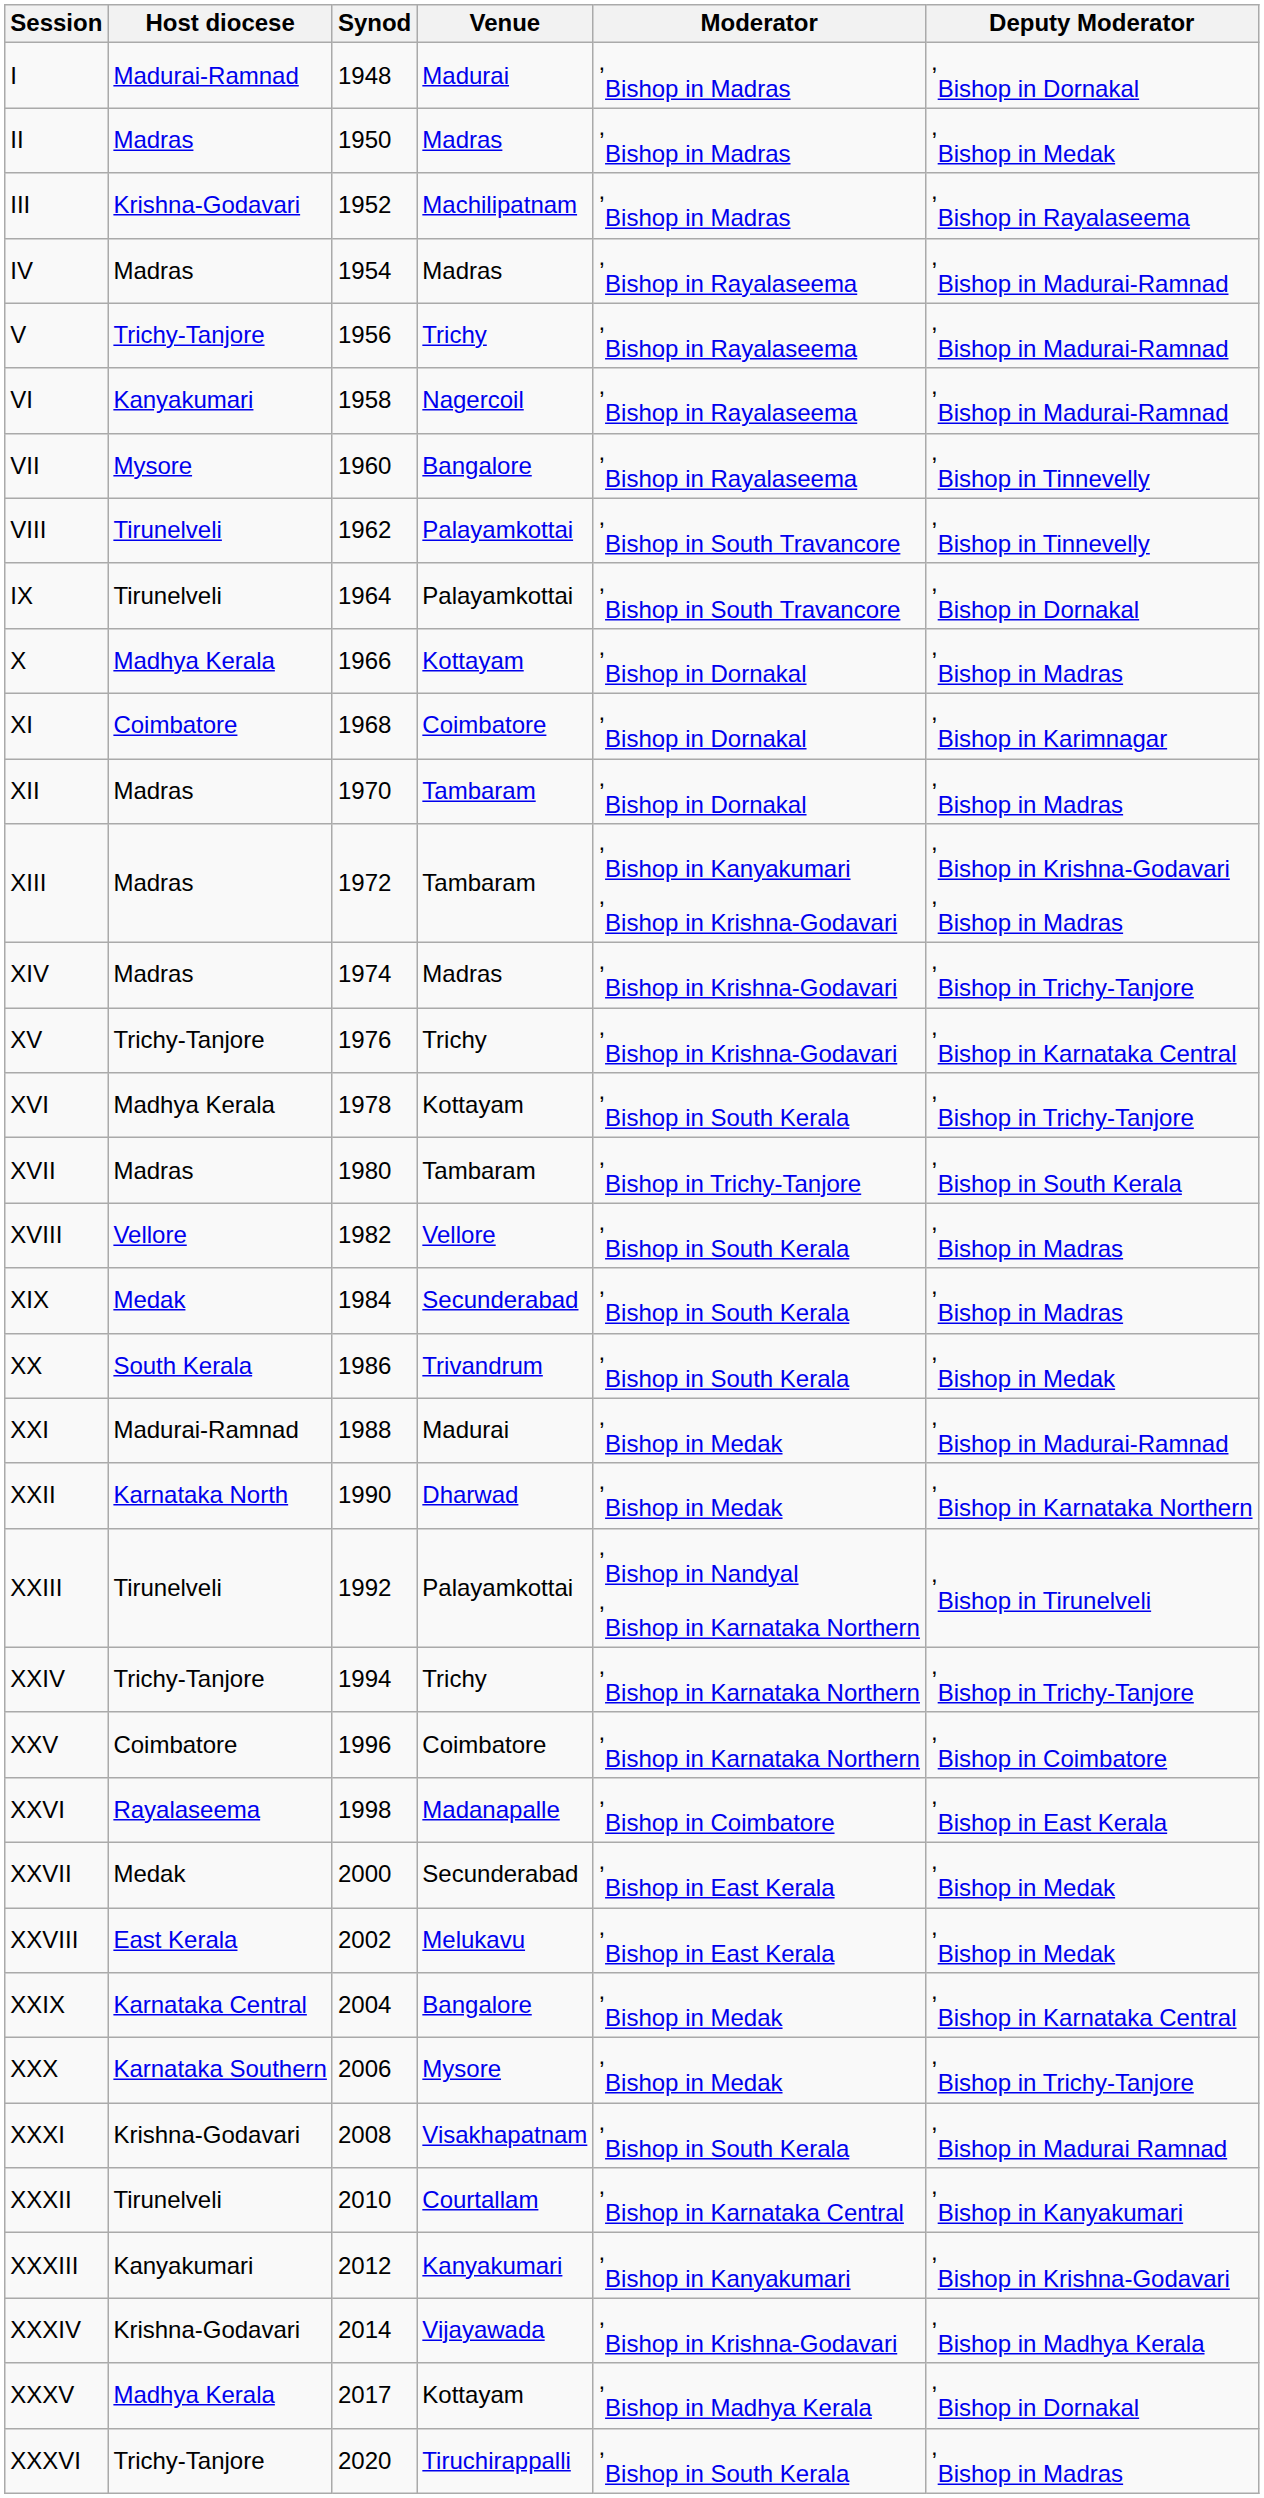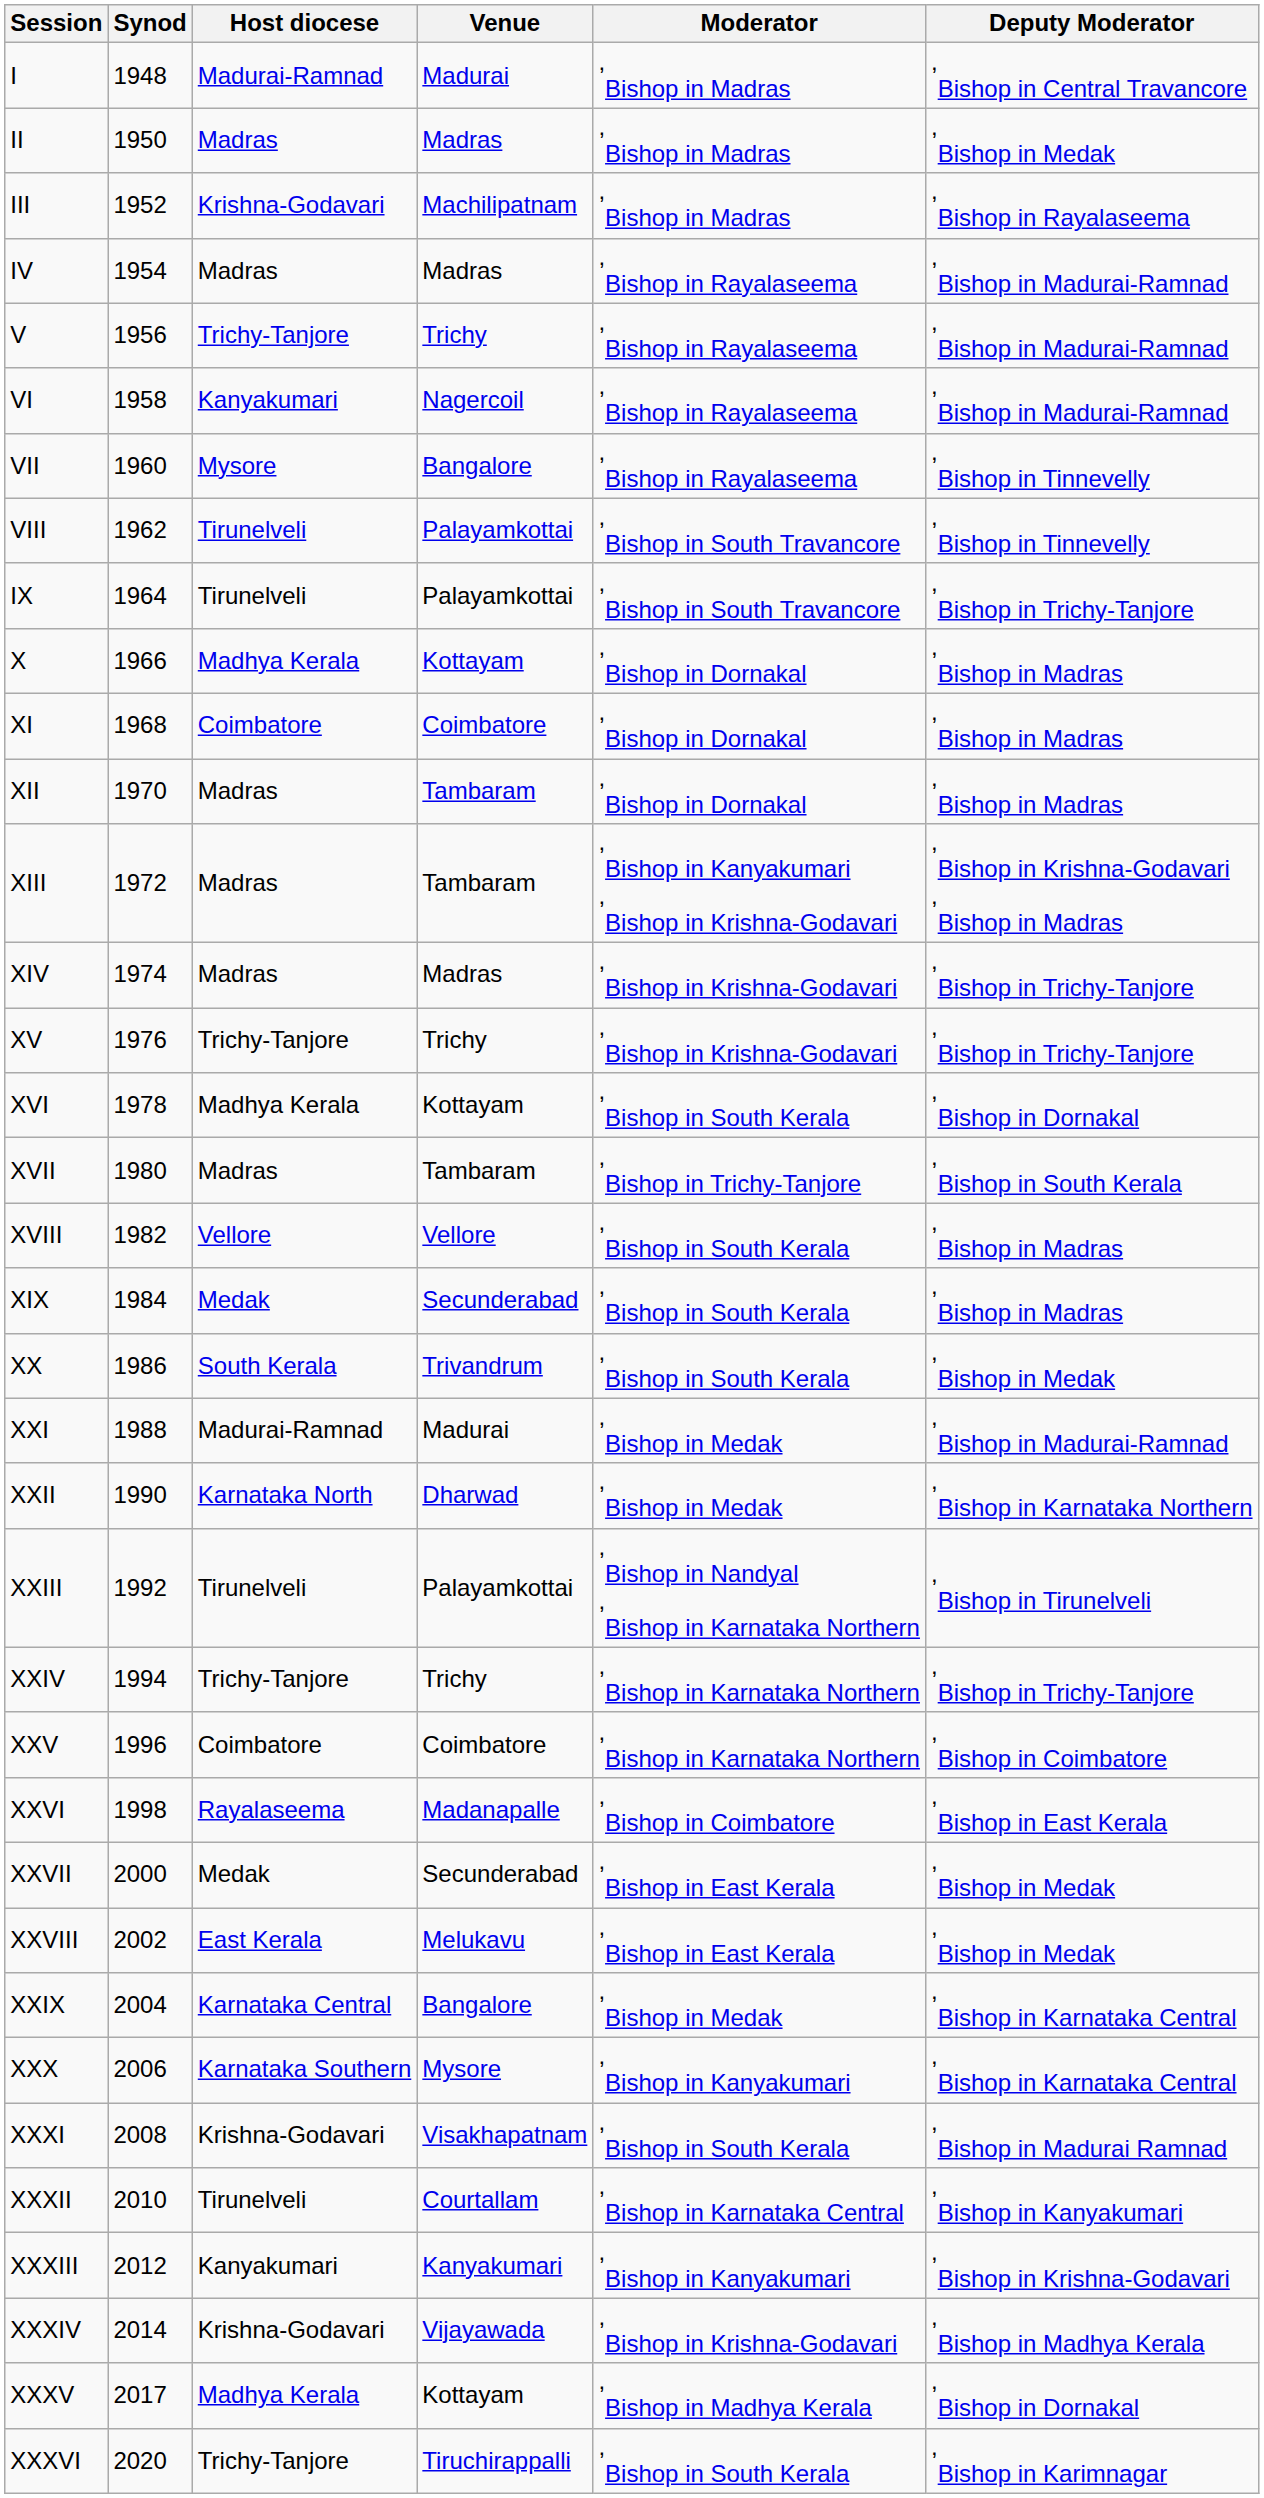columns swapped: (375, 23) <-> (220, 23)
(1035, 75) , Bishop in Dornakal -> (1089, 75) , Bishop in Central Travancore
(1035, 595) , Bishop in Dornakal -> (1062, 595) , Bishop in Trichy-Tanjore
(1049, 725) , Bishop in Karimnagar -> (1027, 725) , Bishop in Madras
(1084, 1039) , Bishop in Karnataka Central -> (1062, 1039) , Bishop in Trichy-Tanjore
(1062, 1105) , Bishop in Trichy-Tanjore -> (1035, 1105) , Bishop in Dornakal
(690, 2069) , Bishop in Medak -> (724, 2069) , Bishop in Kanyakumari
(1062, 2069) , Bishop in Trichy-Tanjore -> (1084, 2069) , Bishop in Karnataka Central
(1027, 2460) , Bishop in Madras -> (1049, 2460) , Bishop in Karimnagar
